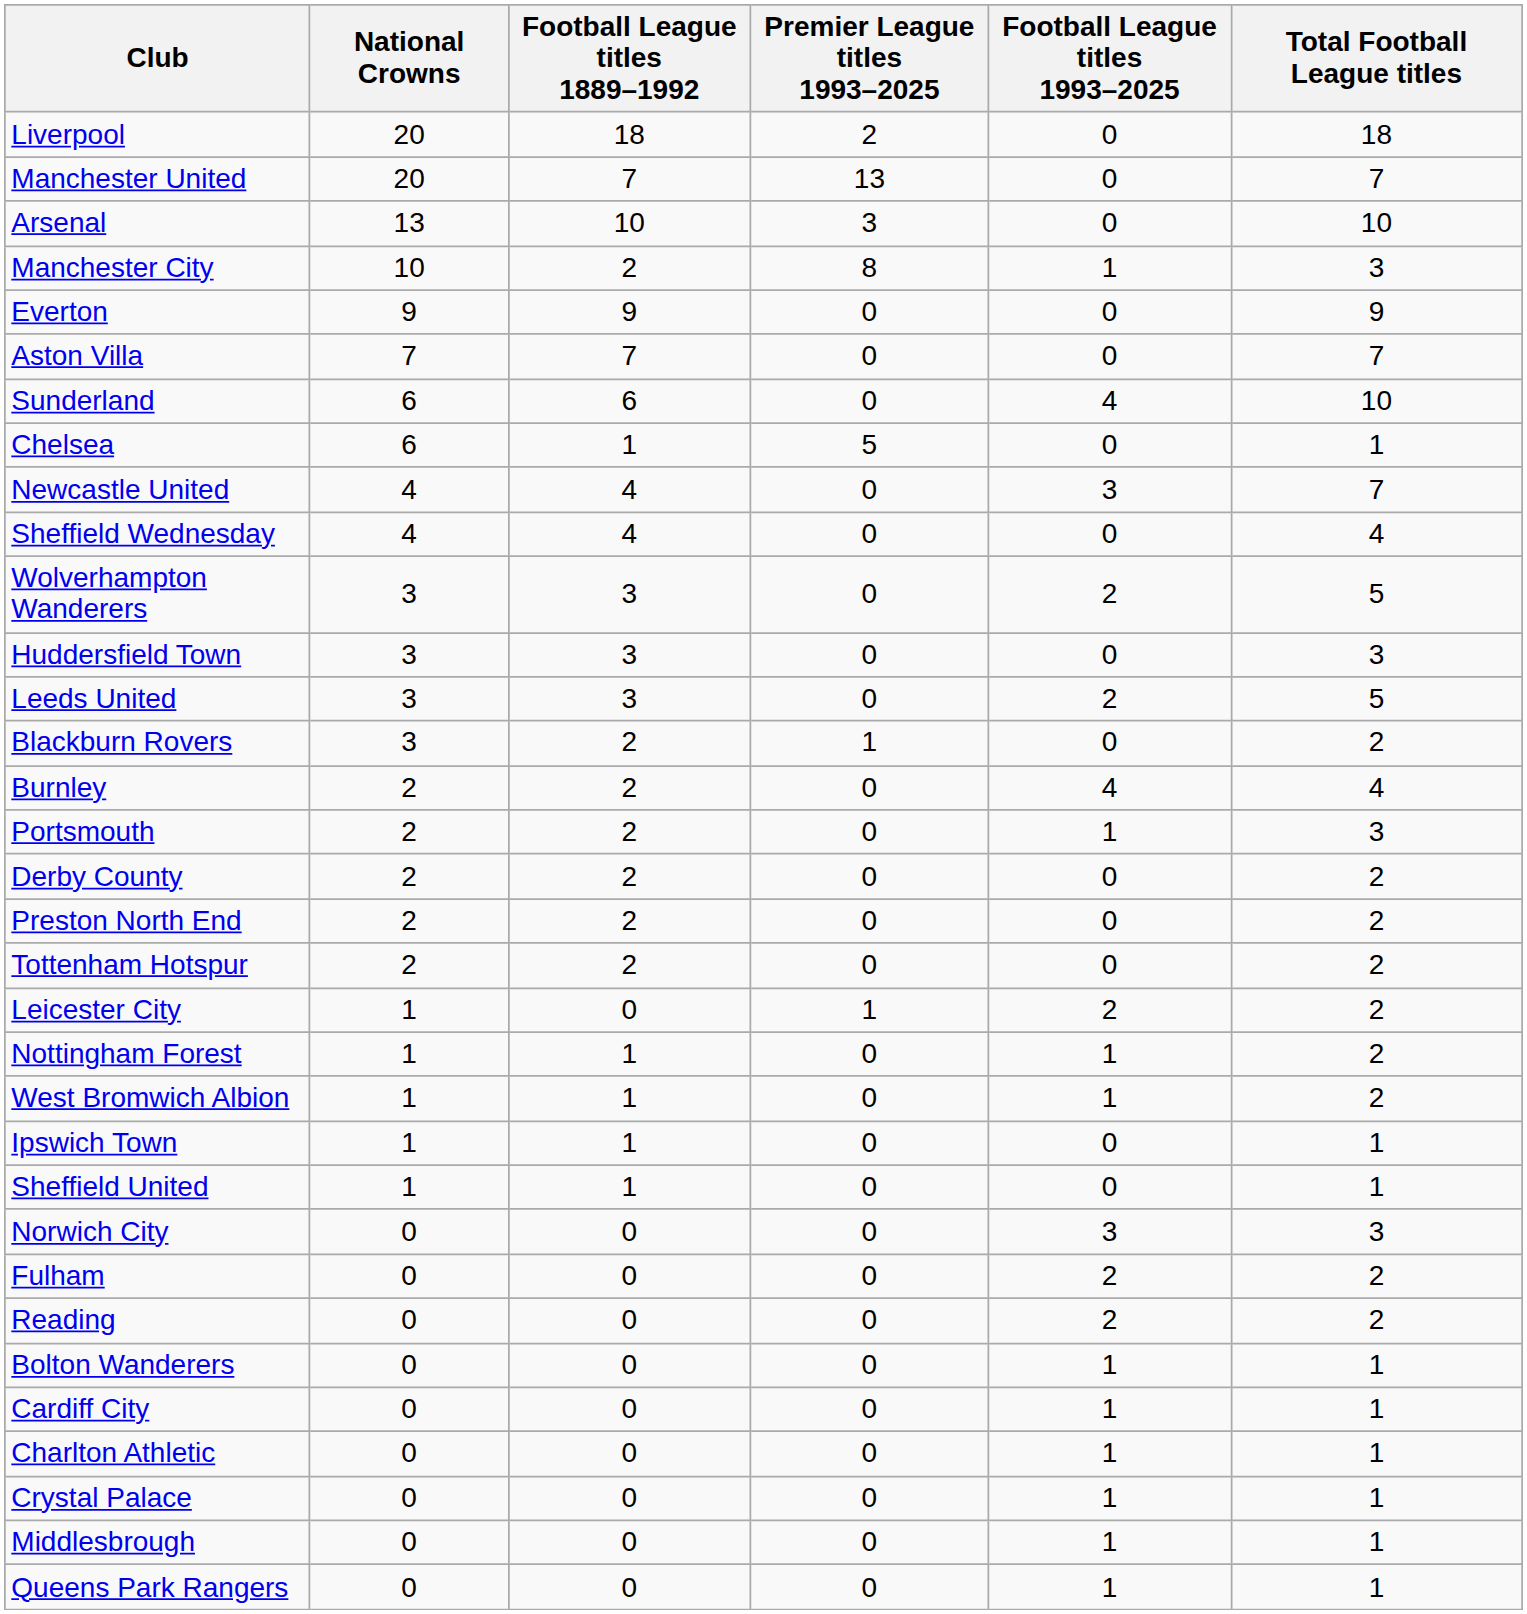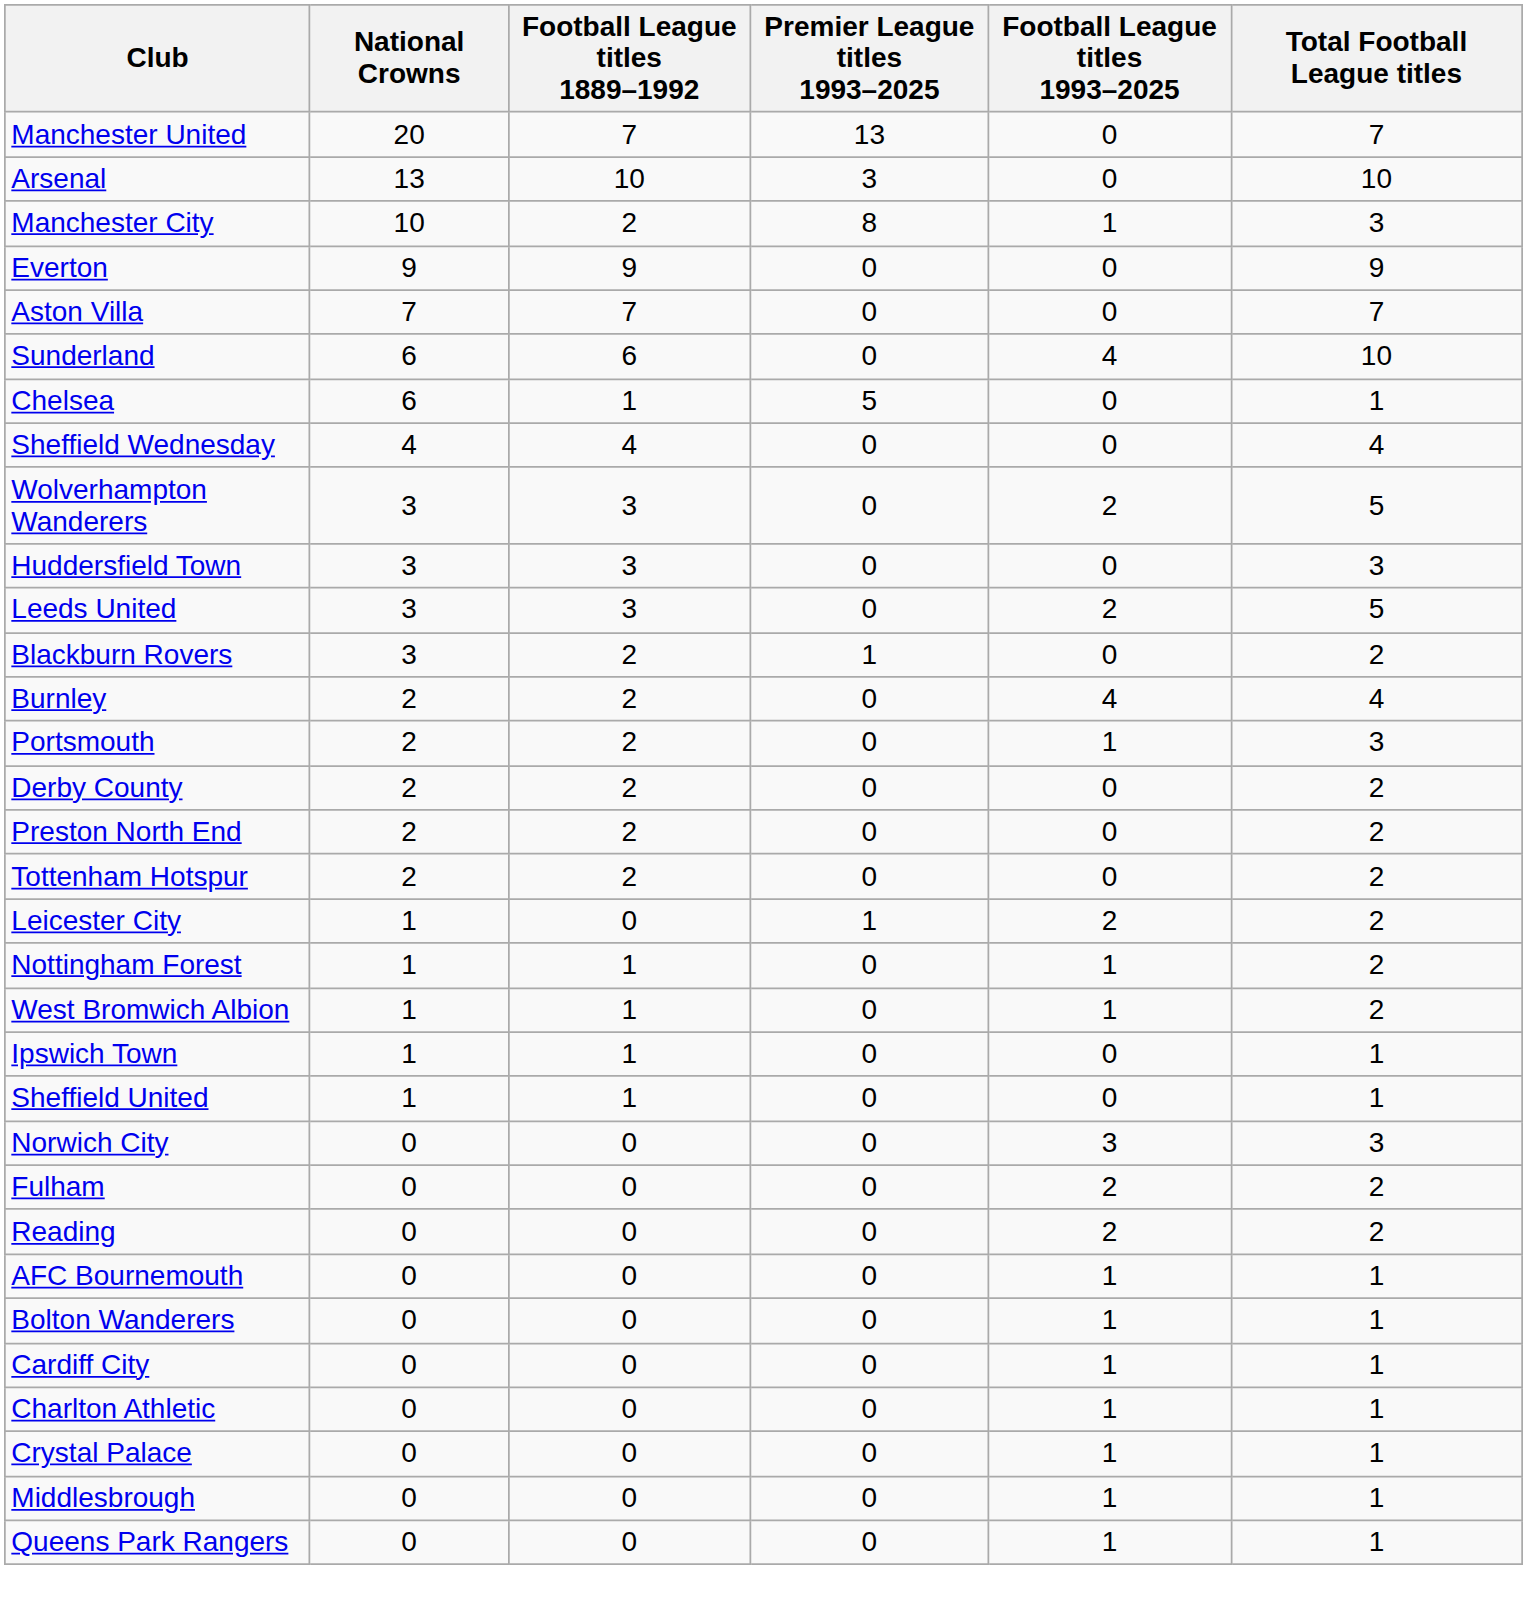- row: (68, 134)
- row: (120, 489)
+ row: (127, 1275)
